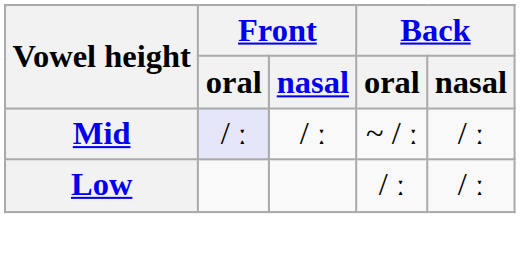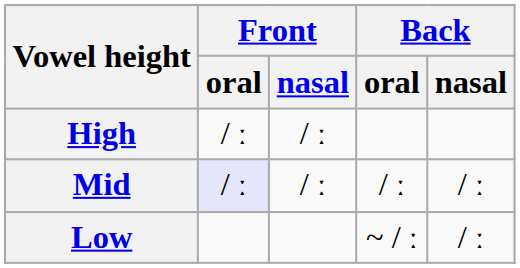+ row: (102, 133)
(392, 133) ~ / ː -> (392, 184) / ː
(392, 184) / ː -> (392, 236) ~ / ː
